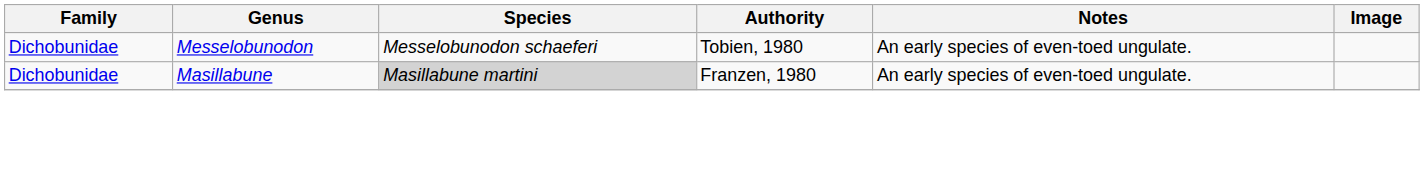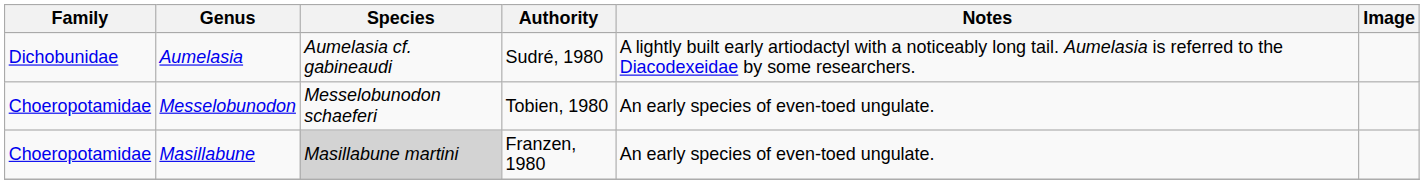+ row: (201, 57)
(63, 47) Dichobunidae -> (80, 105) Choeropotamidae
(63, 75) Dichobunidae -> (80, 154) Choeropotamidae
